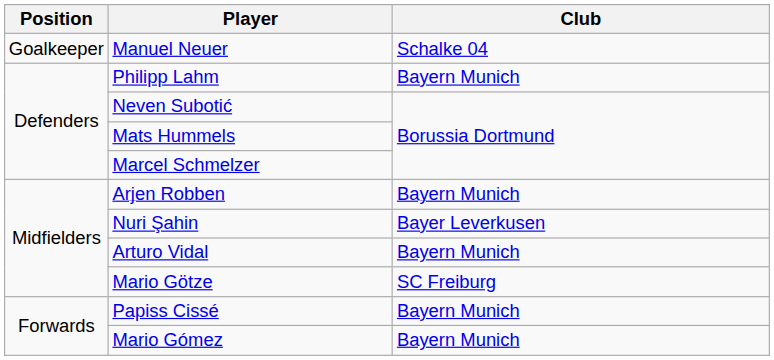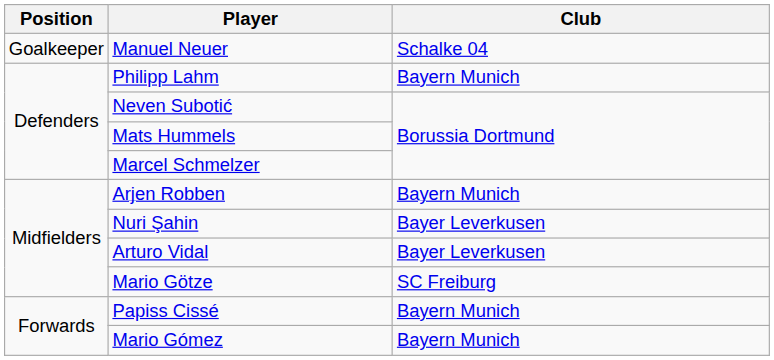(458, 252) Bayern Munich -> (471, 252) Bayer Leverkusen
